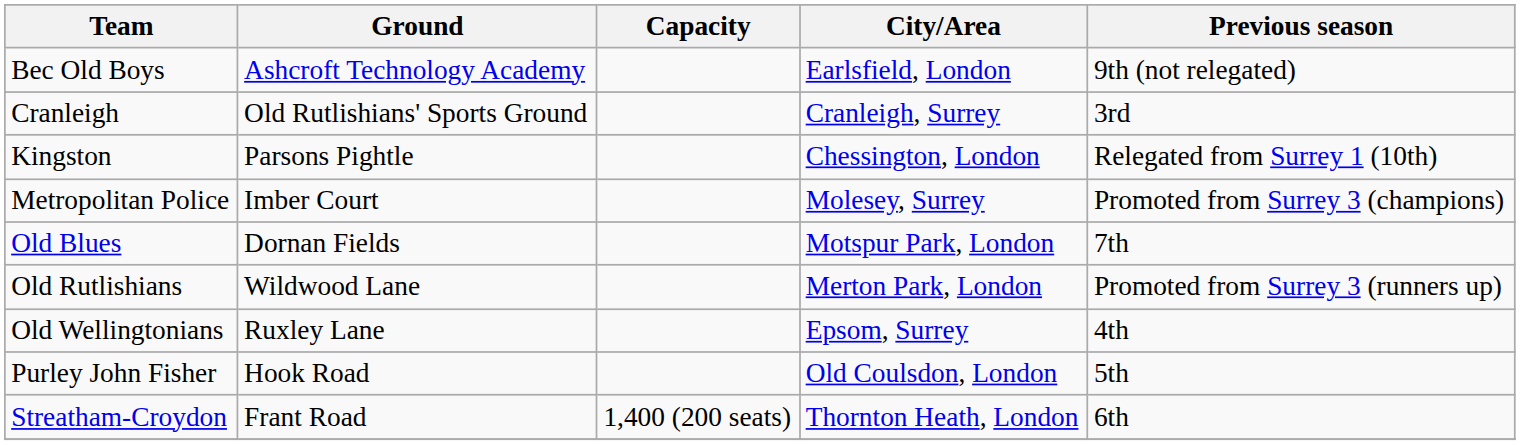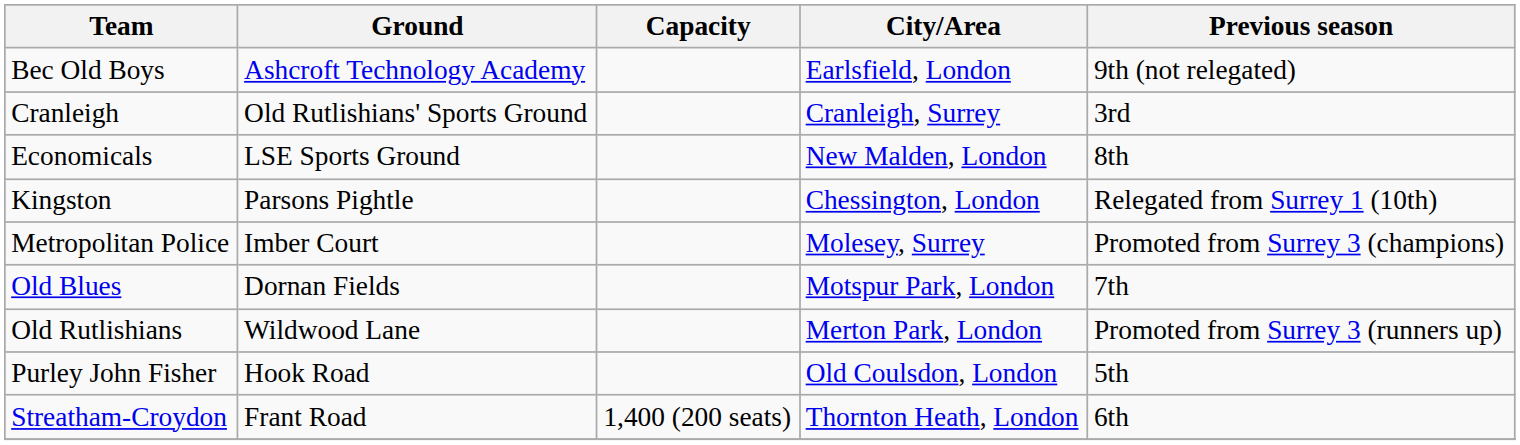+ row: (82, 156)
- row: (117, 329)
